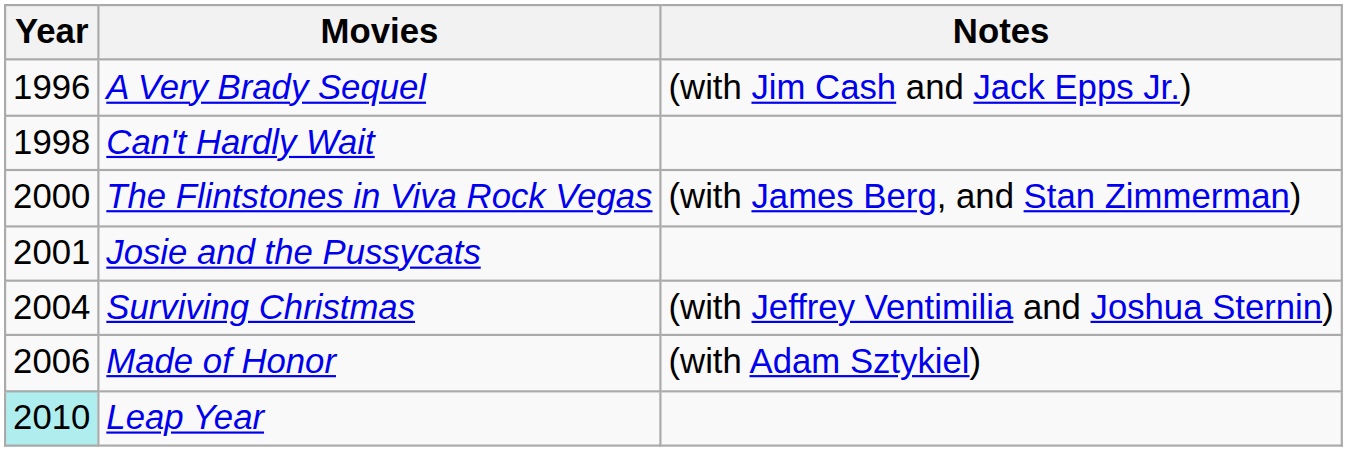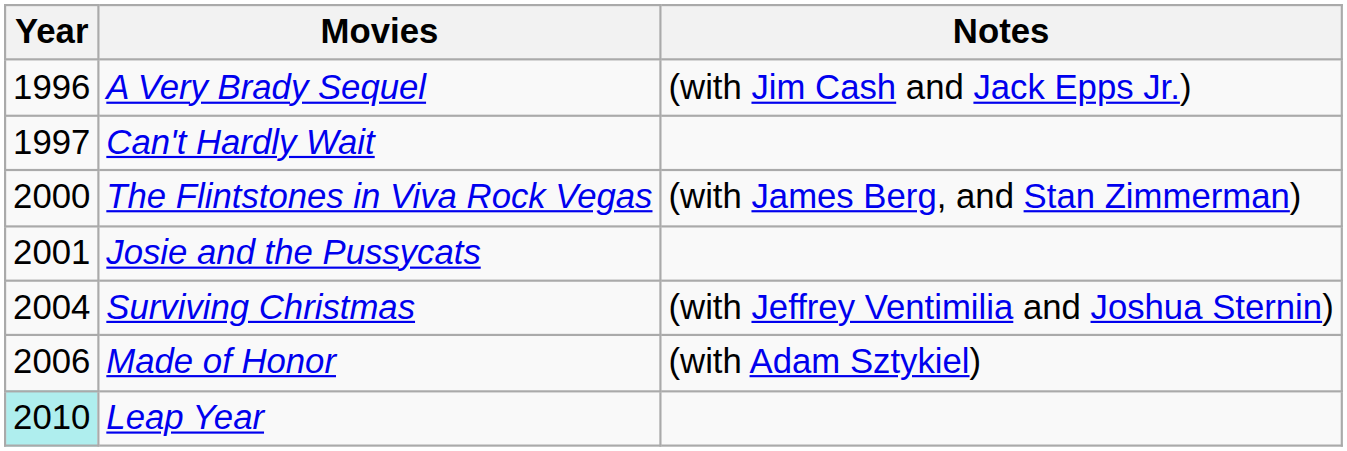(52, 142) 1998 -> (52, 142) 1997
